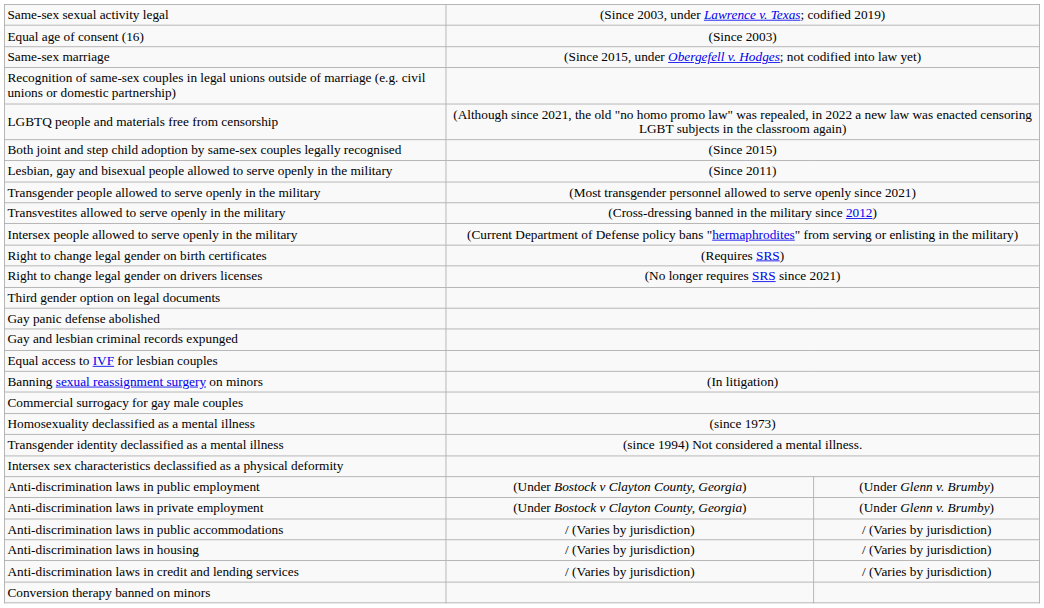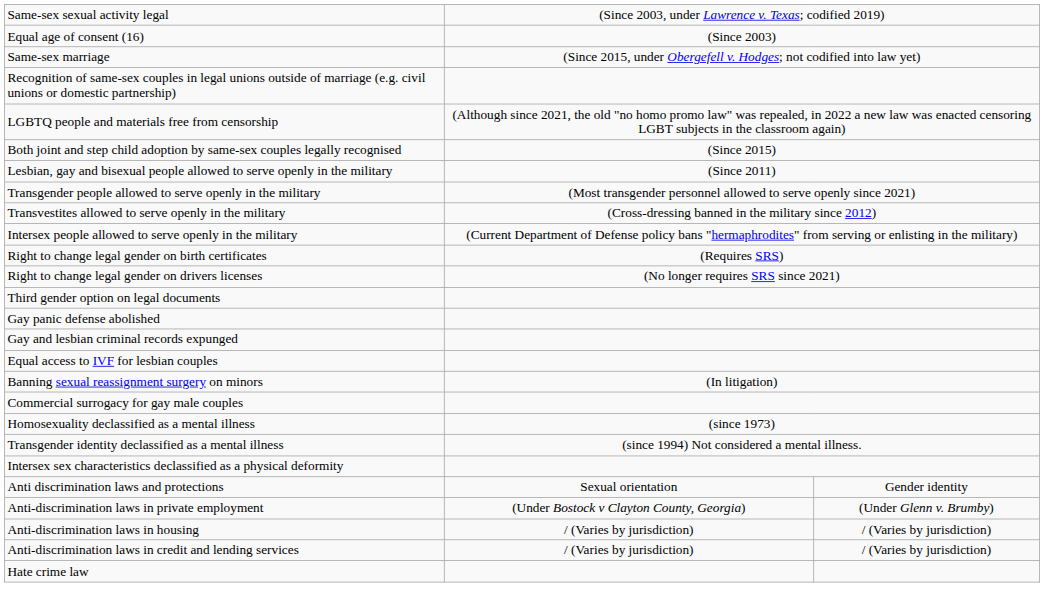+ row: (116, 487)
- row: (134, 487)
- row: (145, 529)
+ row: (48, 571)
- row: (109, 592)
